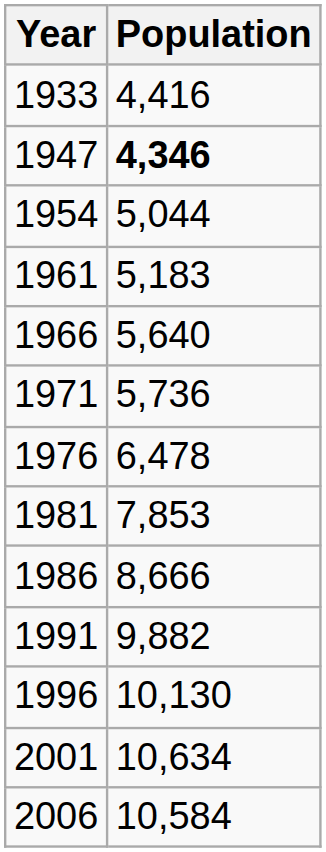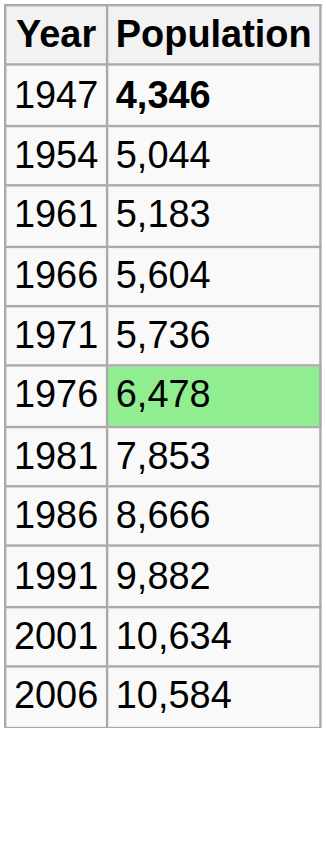- row: (56, 94)
(163, 335) 5,640 -> (163, 275) 5,604
(163, 455) no background -> (163, 395) lightgreen background
- row: (56, 696)
